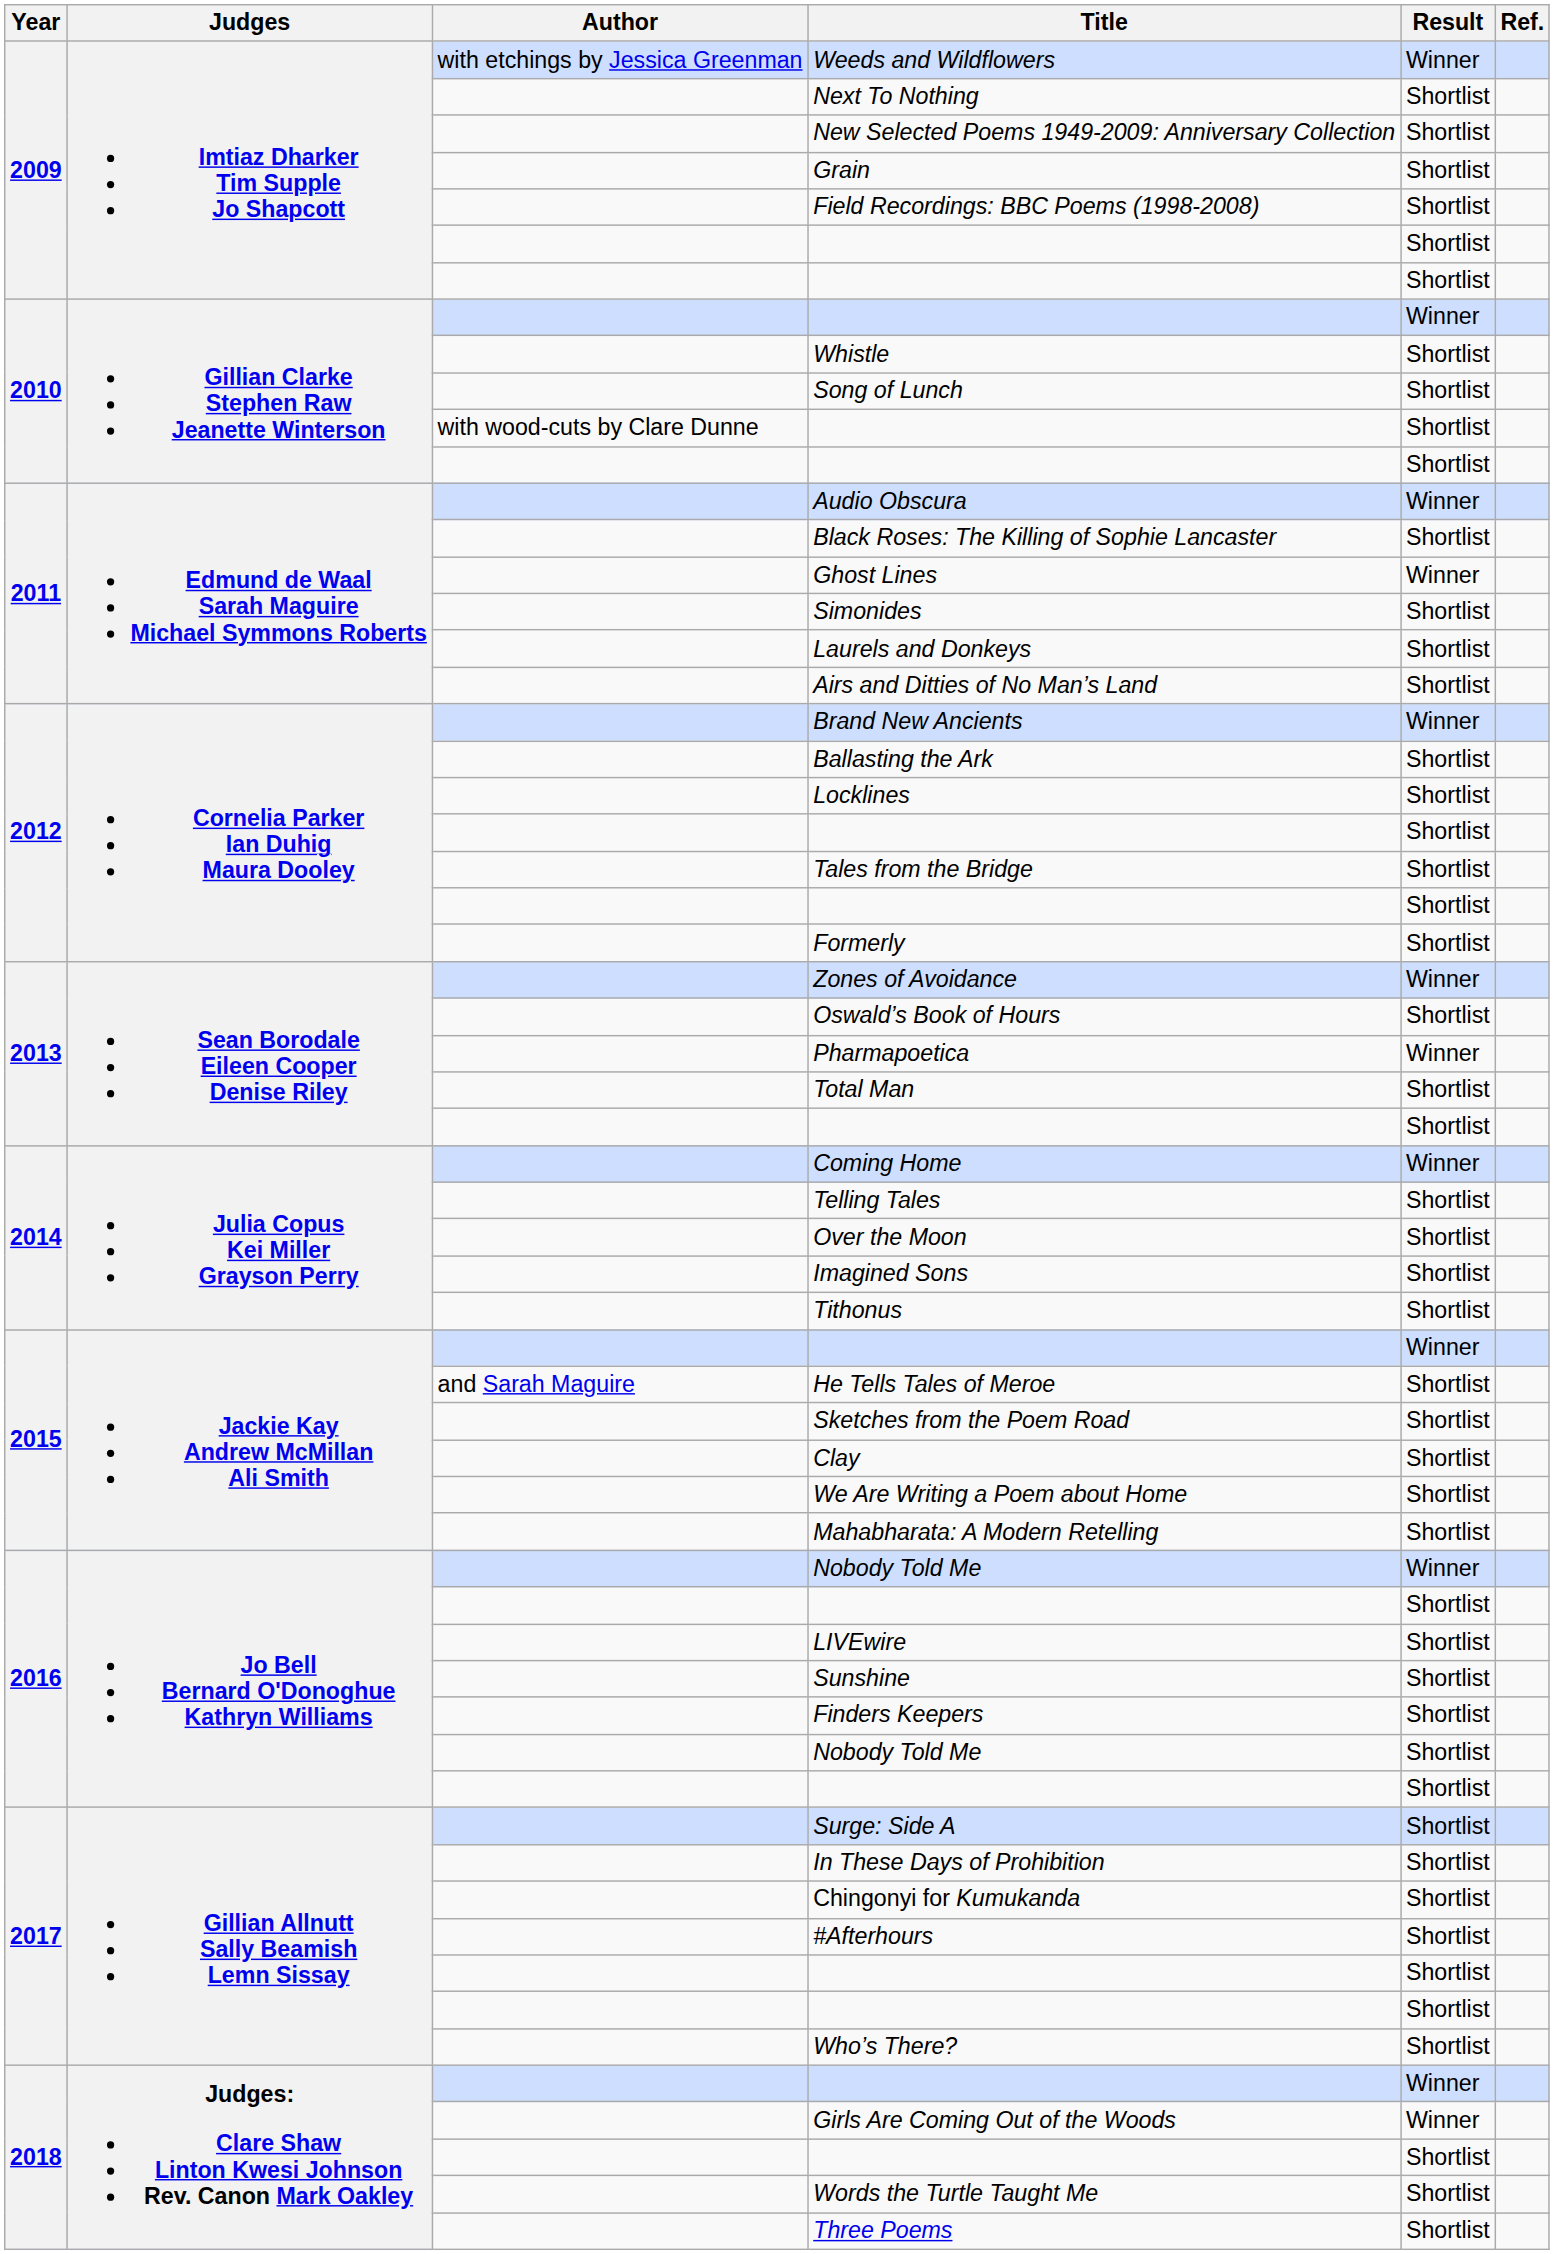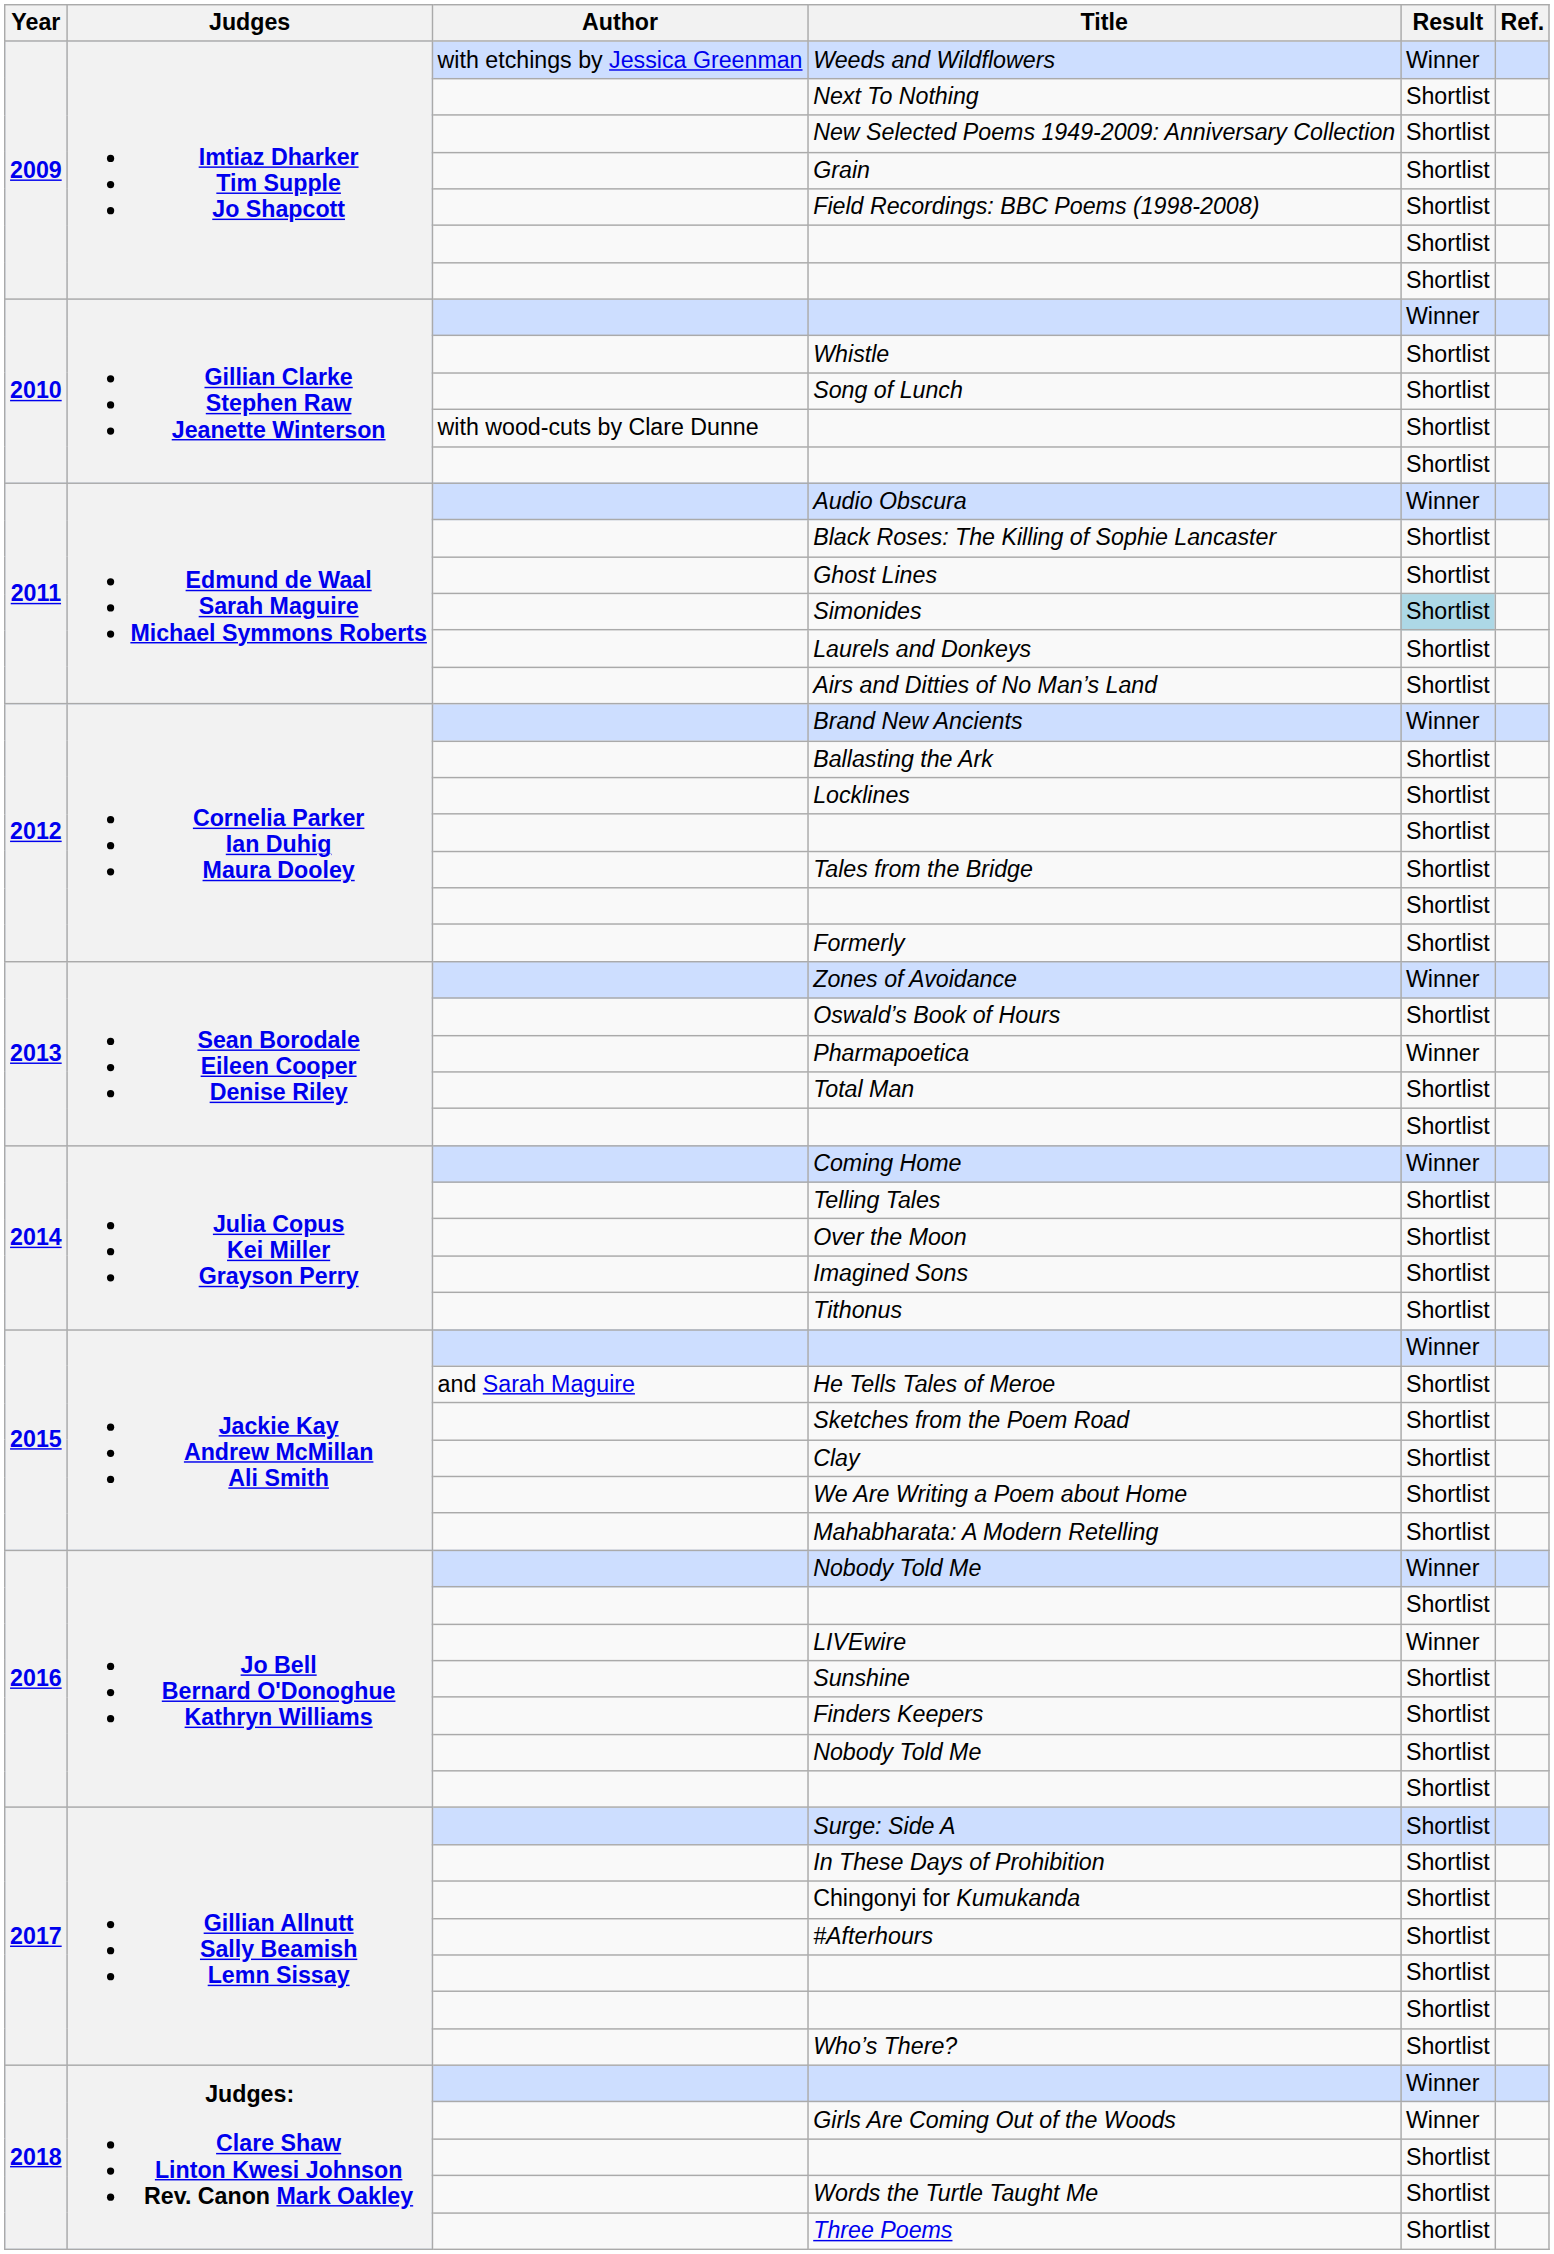(1443, 574) Winner -> (1448, 574) Shortlist
(1448, 611) no background -> (1448, 611) lightblue background
(1448, 1641) Shortlist -> (1443, 1641) Winner
